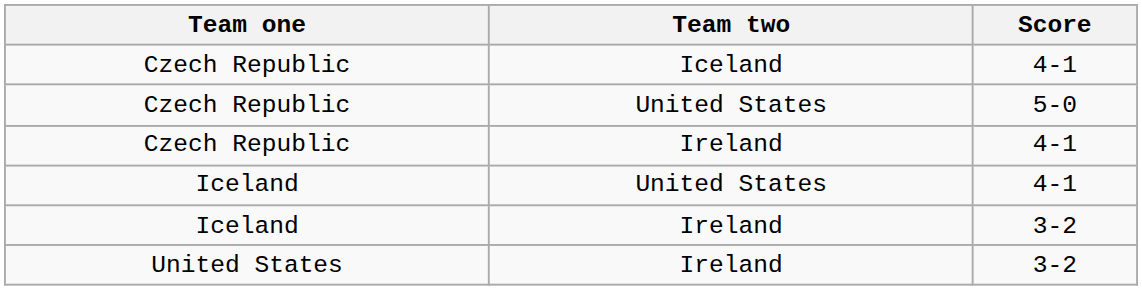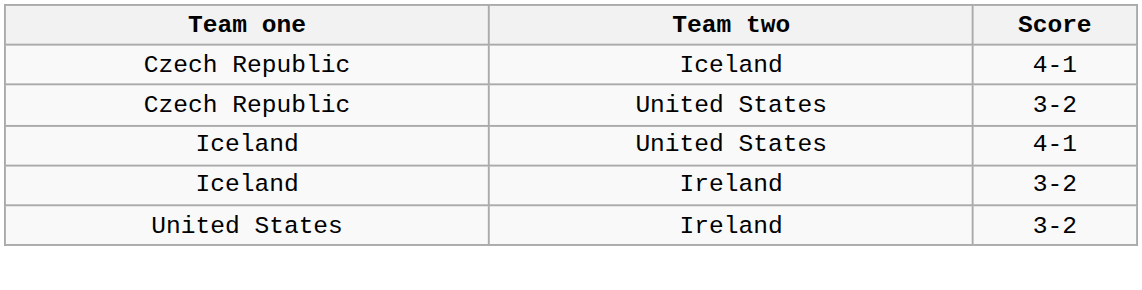(1055, 105) 5-0 -> (1055, 105) 3-2
- row: (247, 145)
